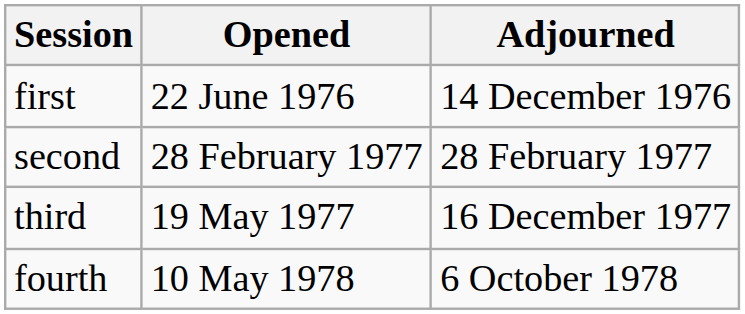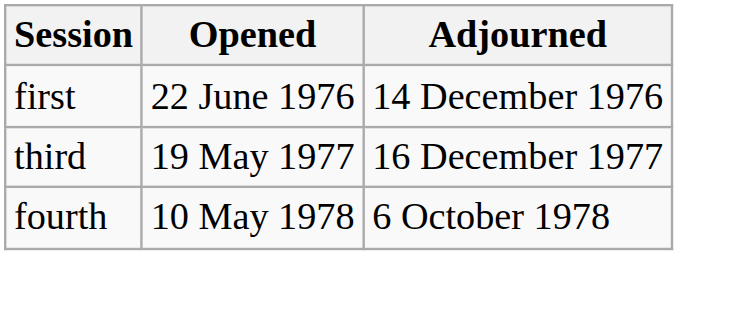- row: (67, 156)
